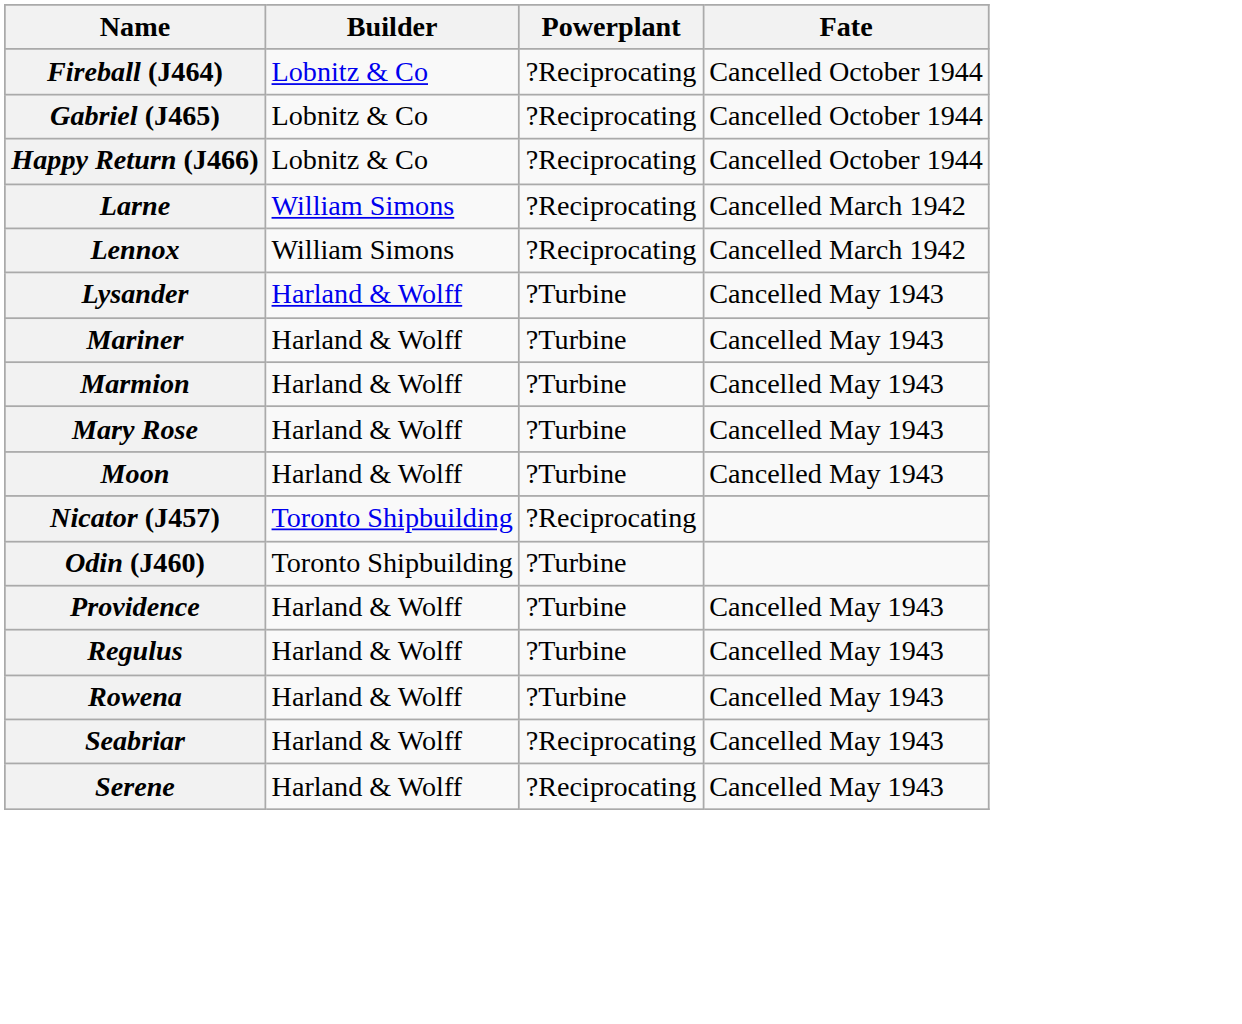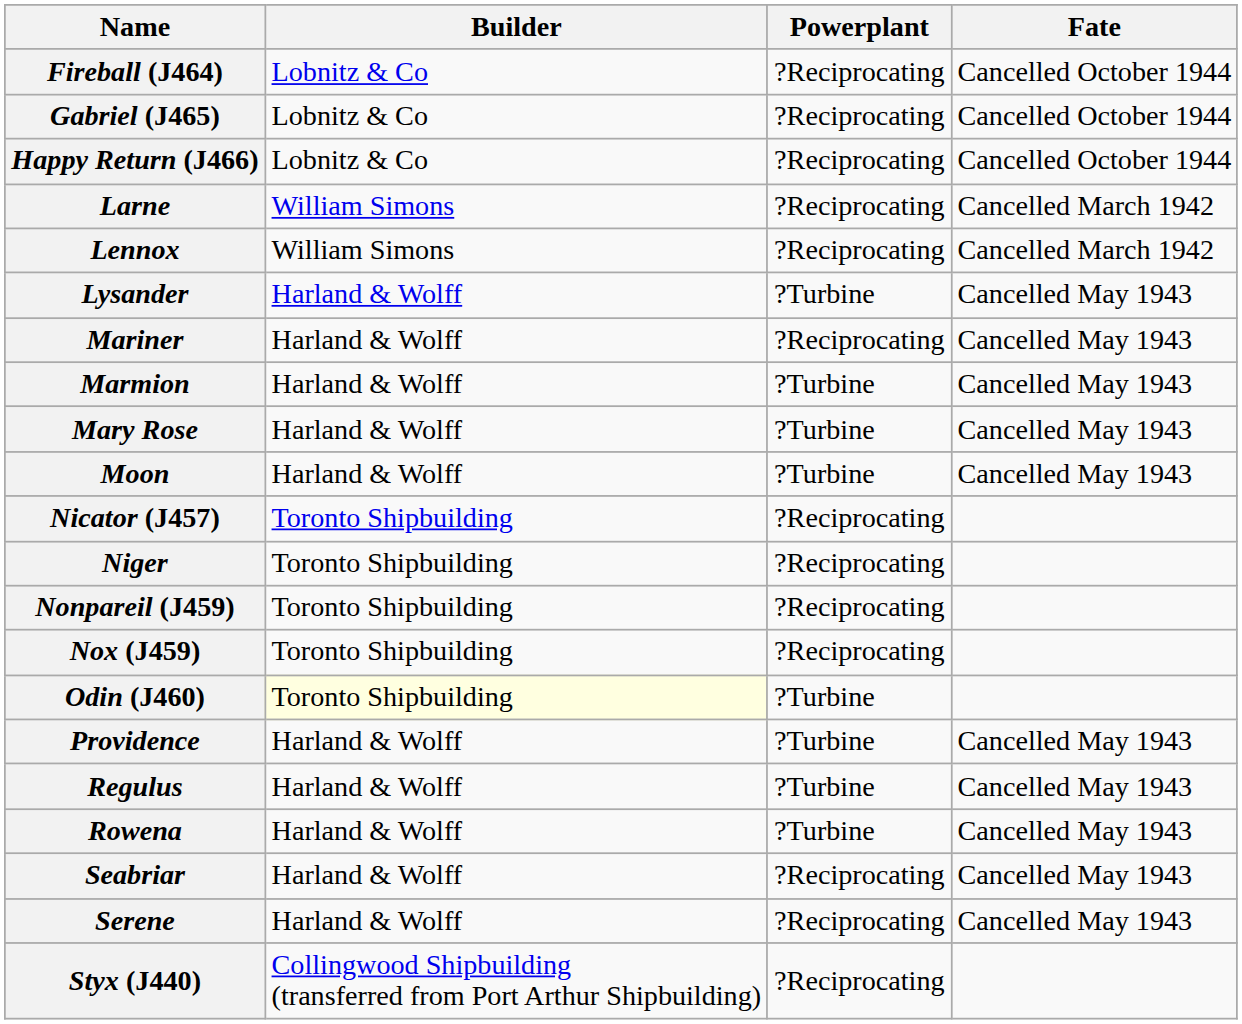(576, 339) ?Turbine -> (859, 339) ?Reciprocating
+ row: (135, 562)
+ row: (135, 607)
+ row: (135, 652)
(392, 562) no background -> (392, 696) lightyellow background
+ row: (135, 980)
